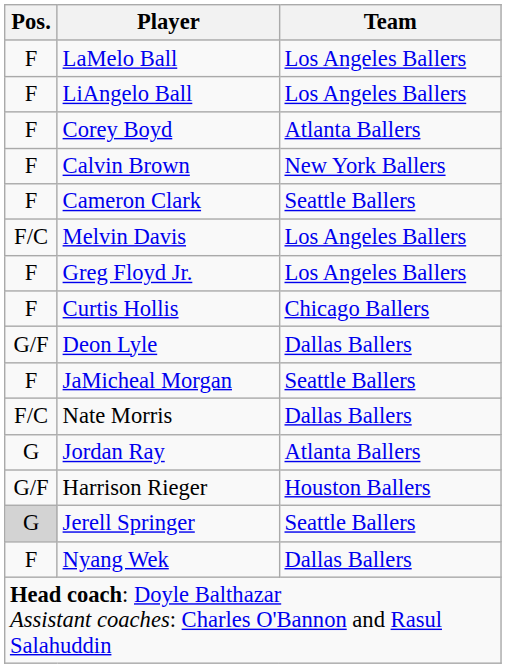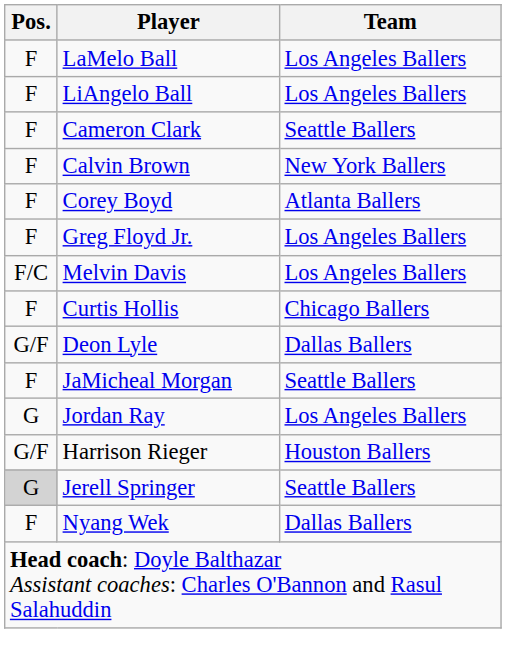rows swapped: (117, 129) <-> (132, 201)
rows swapped: (124, 237) <-> (127, 272)
- row: (117, 415)
(352, 451) Atlanta Ballers -> (375, 415) Los Angeles Ballers
